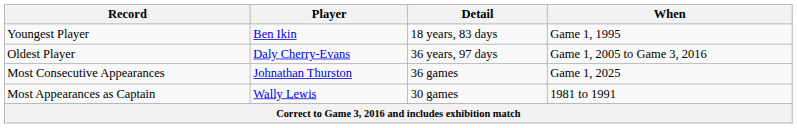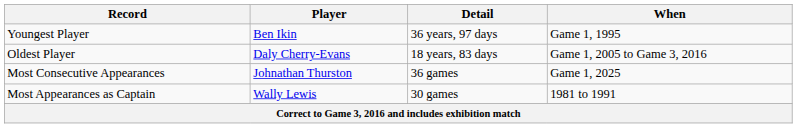(454, 34) 18 years, 83 days -> (454, 34) 36 years, 97 days
(454, 53) 36 years, 97 days -> (454, 53) 18 years, 83 days
